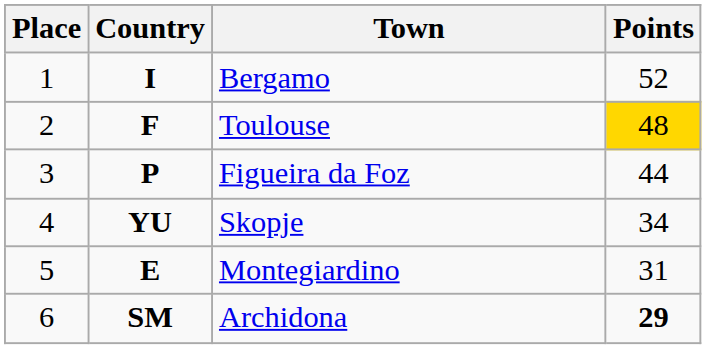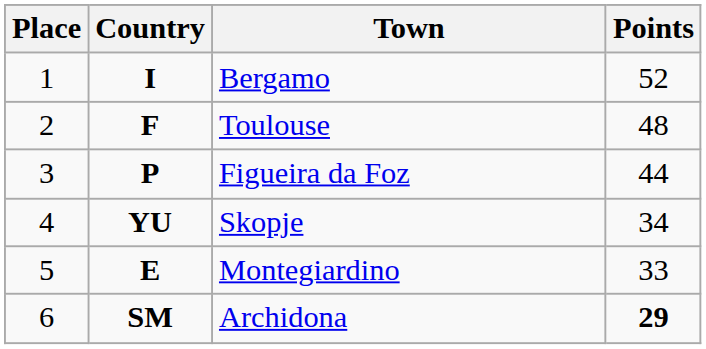(654, 125) gold background -> (654, 125) no background
(654, 269) 31 -> (654, 269) 33
